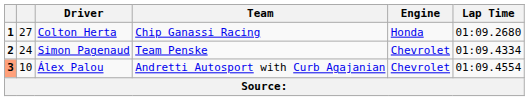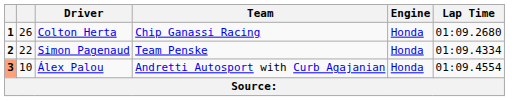(26, 32) 27 -> (26, 32) 26
(26, 50) 24 -> (26, 50) 22
(420, 50) Chevrolet -> (407, 50) Honda
(420, 68) Chevrolet -> (407, 68) Honda
